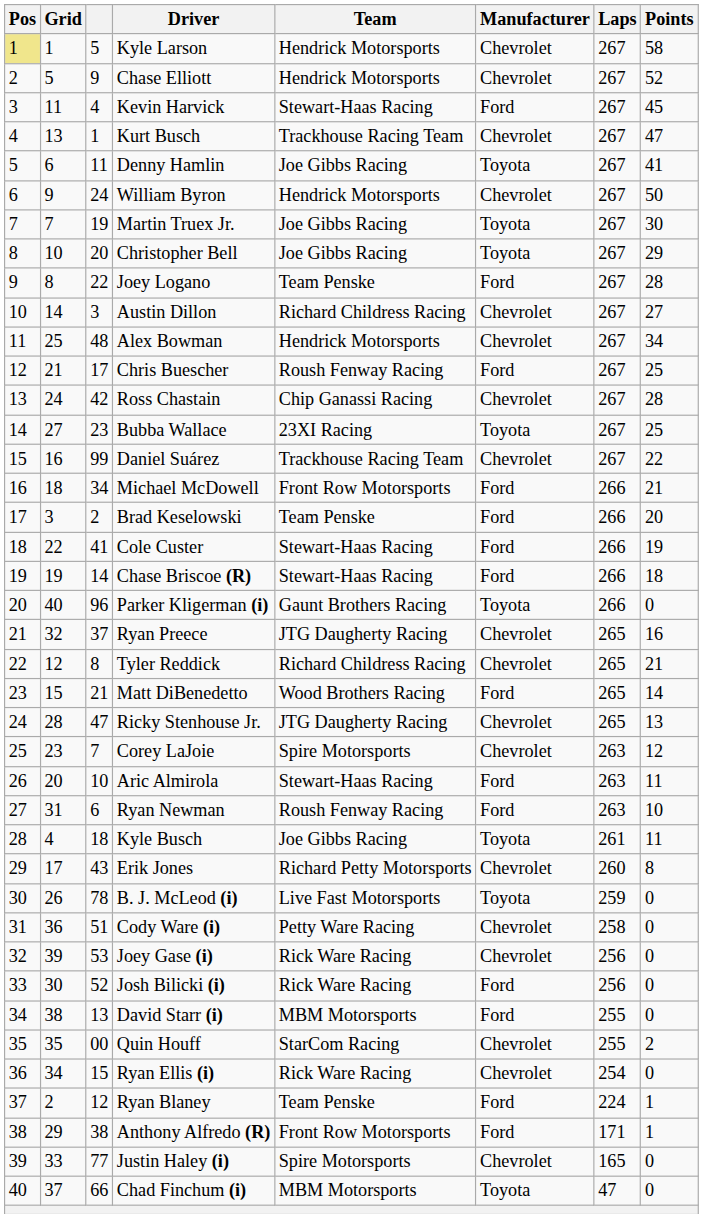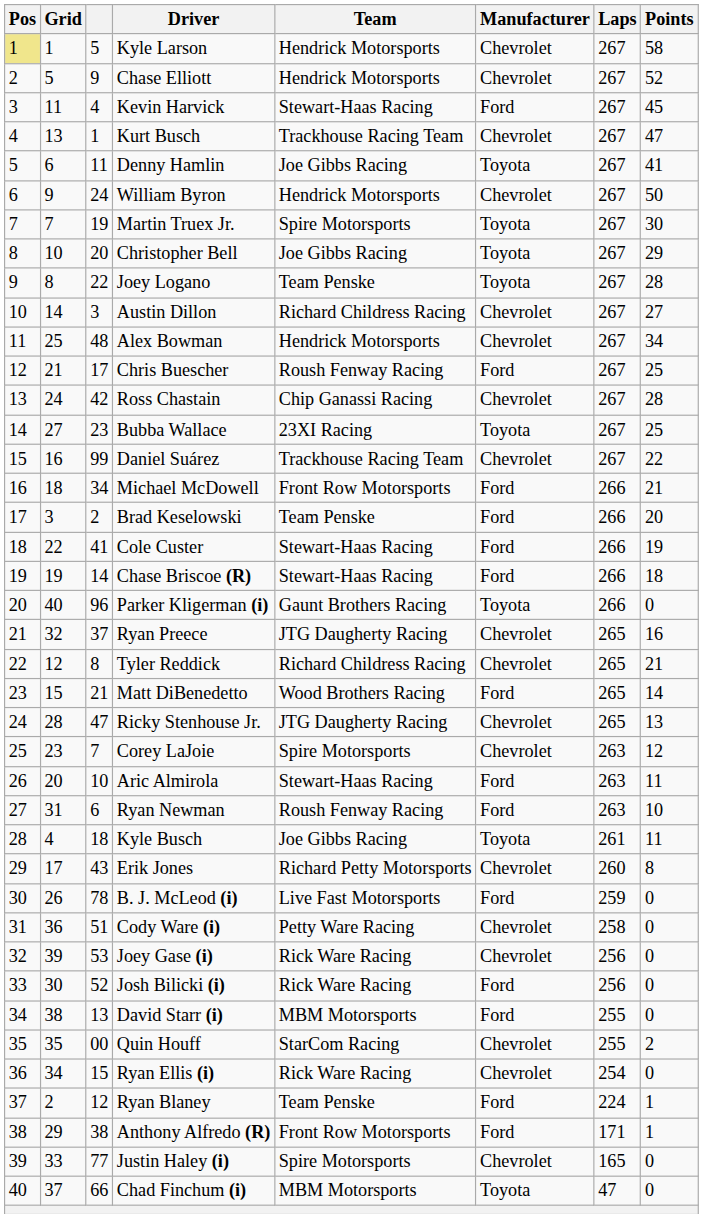(343, 223) Joe Gibbs Racing -> (345, 223) Spire Motorsports
(497, 282) Ford -> (505, 282) Toyota
(505, 897) Toyota -> (497, 897) Ford
